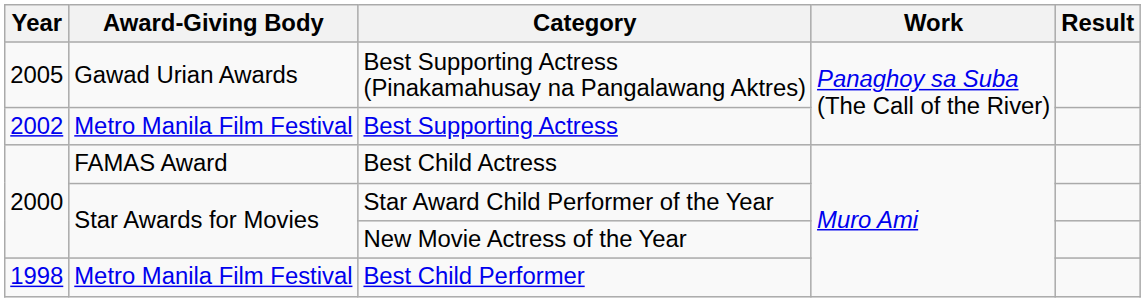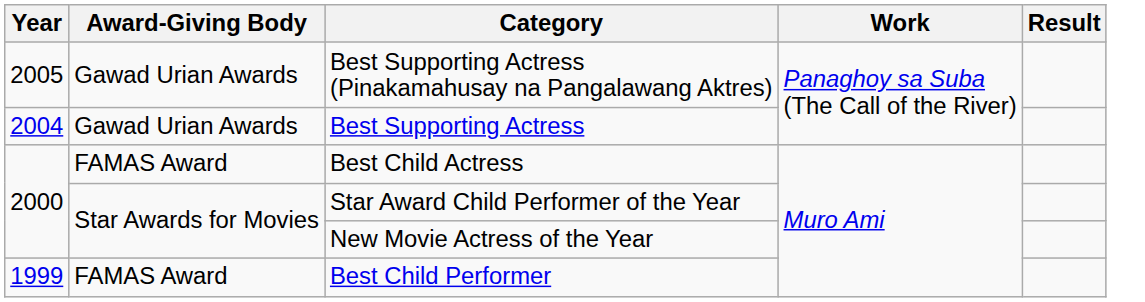(37, 125) 2002 -> (37, 125) 2004
(213, 125) Metro Manila Film Festival -> (186, 125) Gawad Urian Awards
(37, 277) 1998 -> (37, 277) 1999
(213, 277) Metro Manila Film Festival -> (151, 277) FAMAS Award
